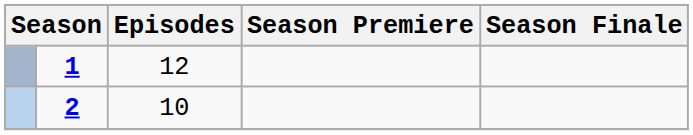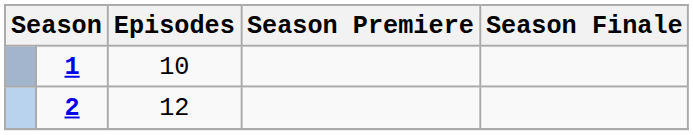(174, 67) 12 -> (174, 67) 10
(174, 108) 10 -> (174, 108) 12
